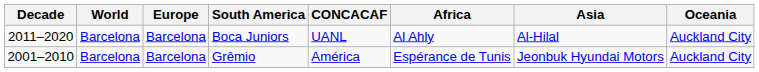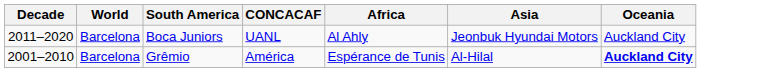- column: (176, 15)
(538, 36) Al-Hilal -> (524, 36) Jeonbuk Hyundai Motors
(590, 57) Jeonbuk Hyundai Motors -> (472, 57) Al-Hilal
(710, 57) normal -> (648, 57) bold
